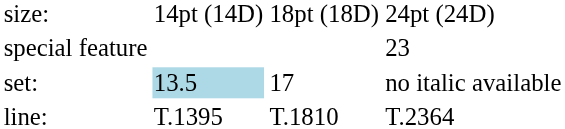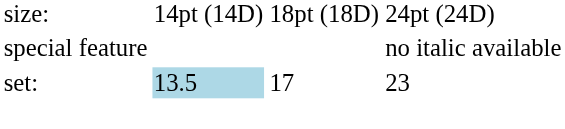(398, 48) 23 -> (473, 48) no italic available
(473, 82) no italic available -> (398, 82) 23
- row: (26, 116)
